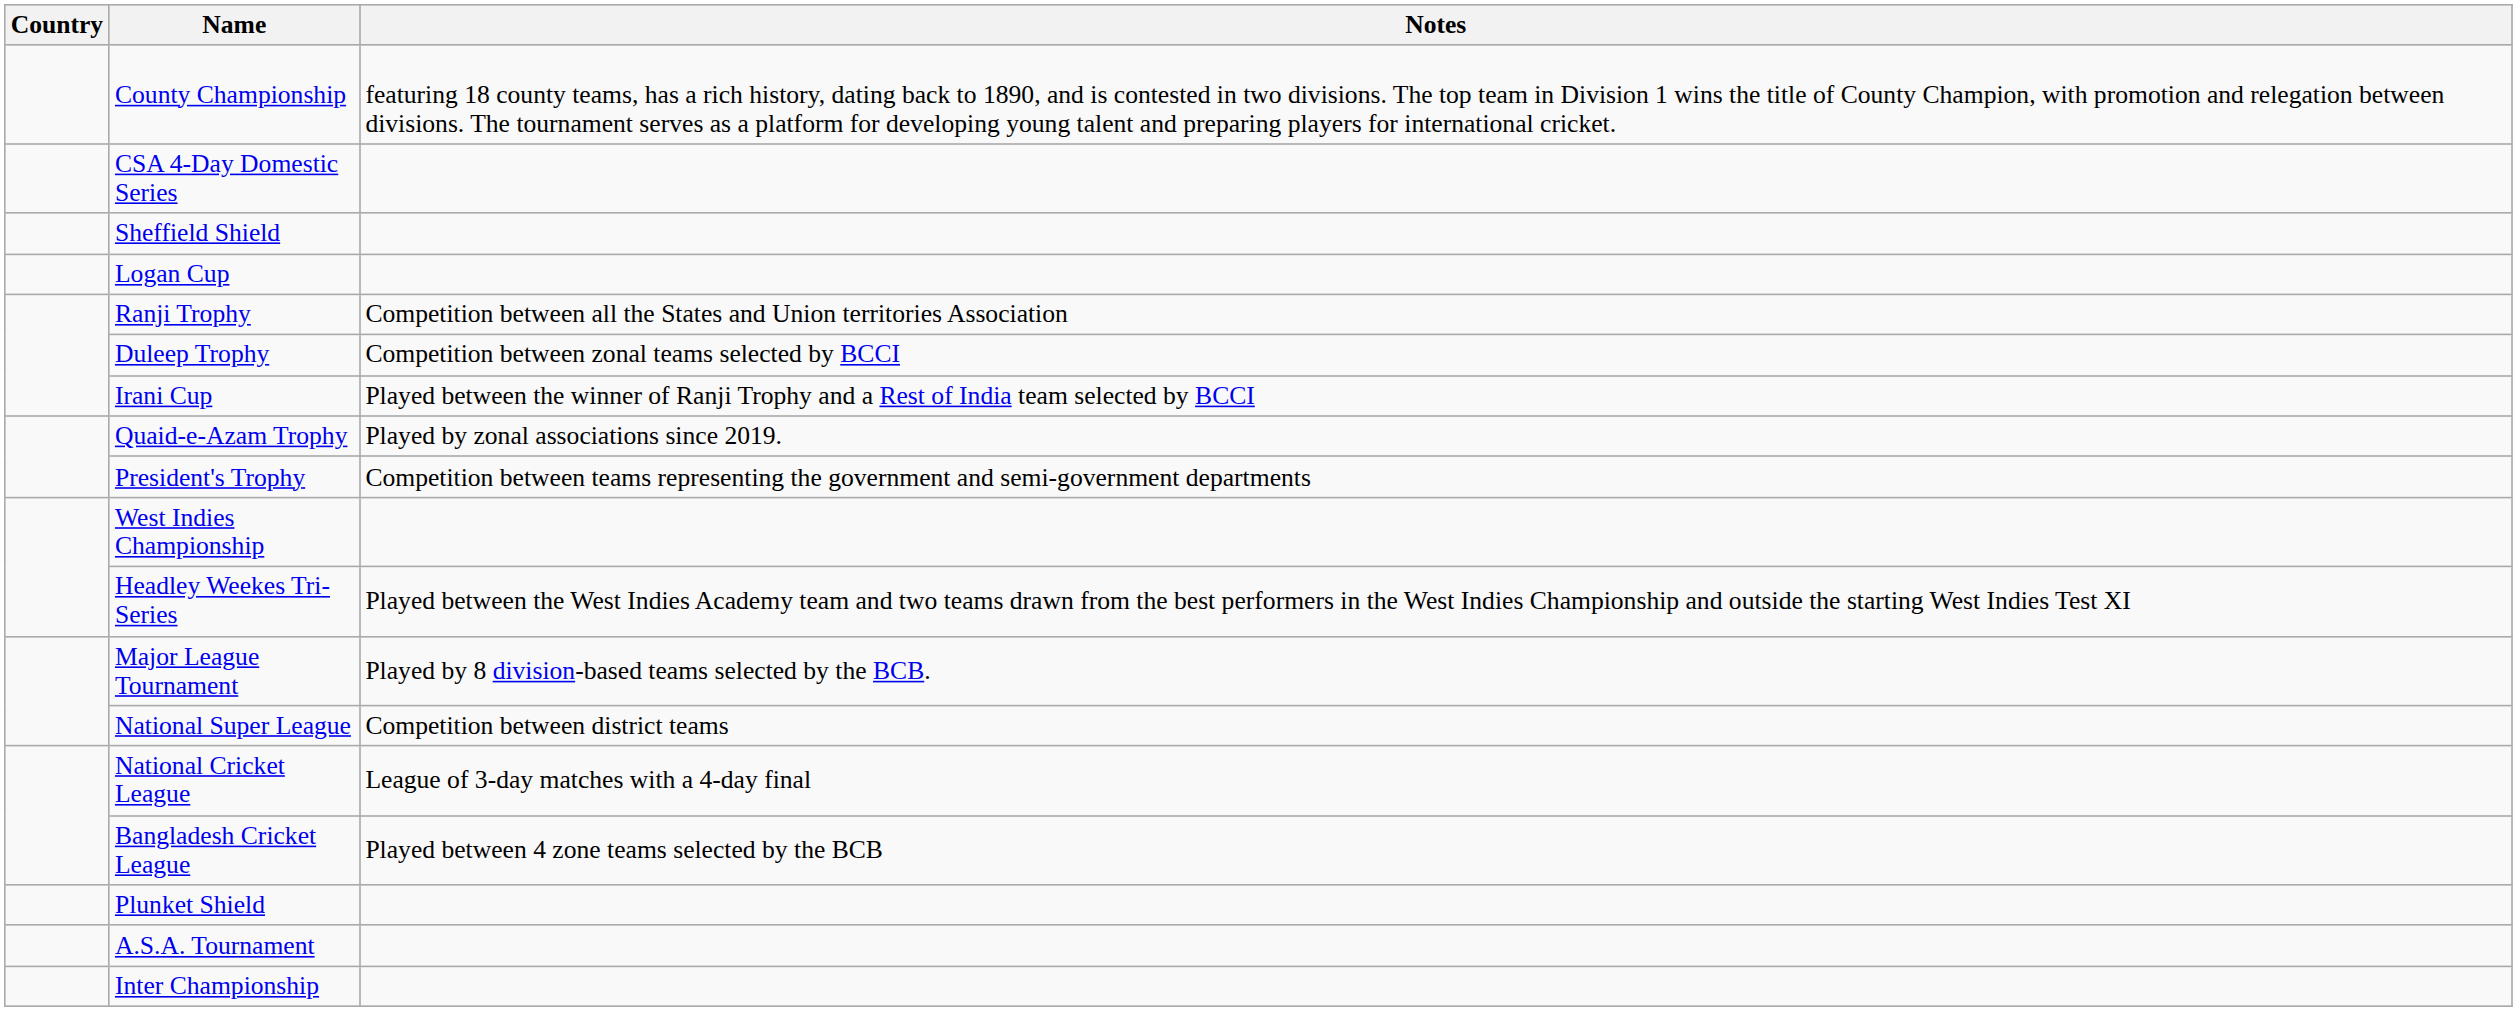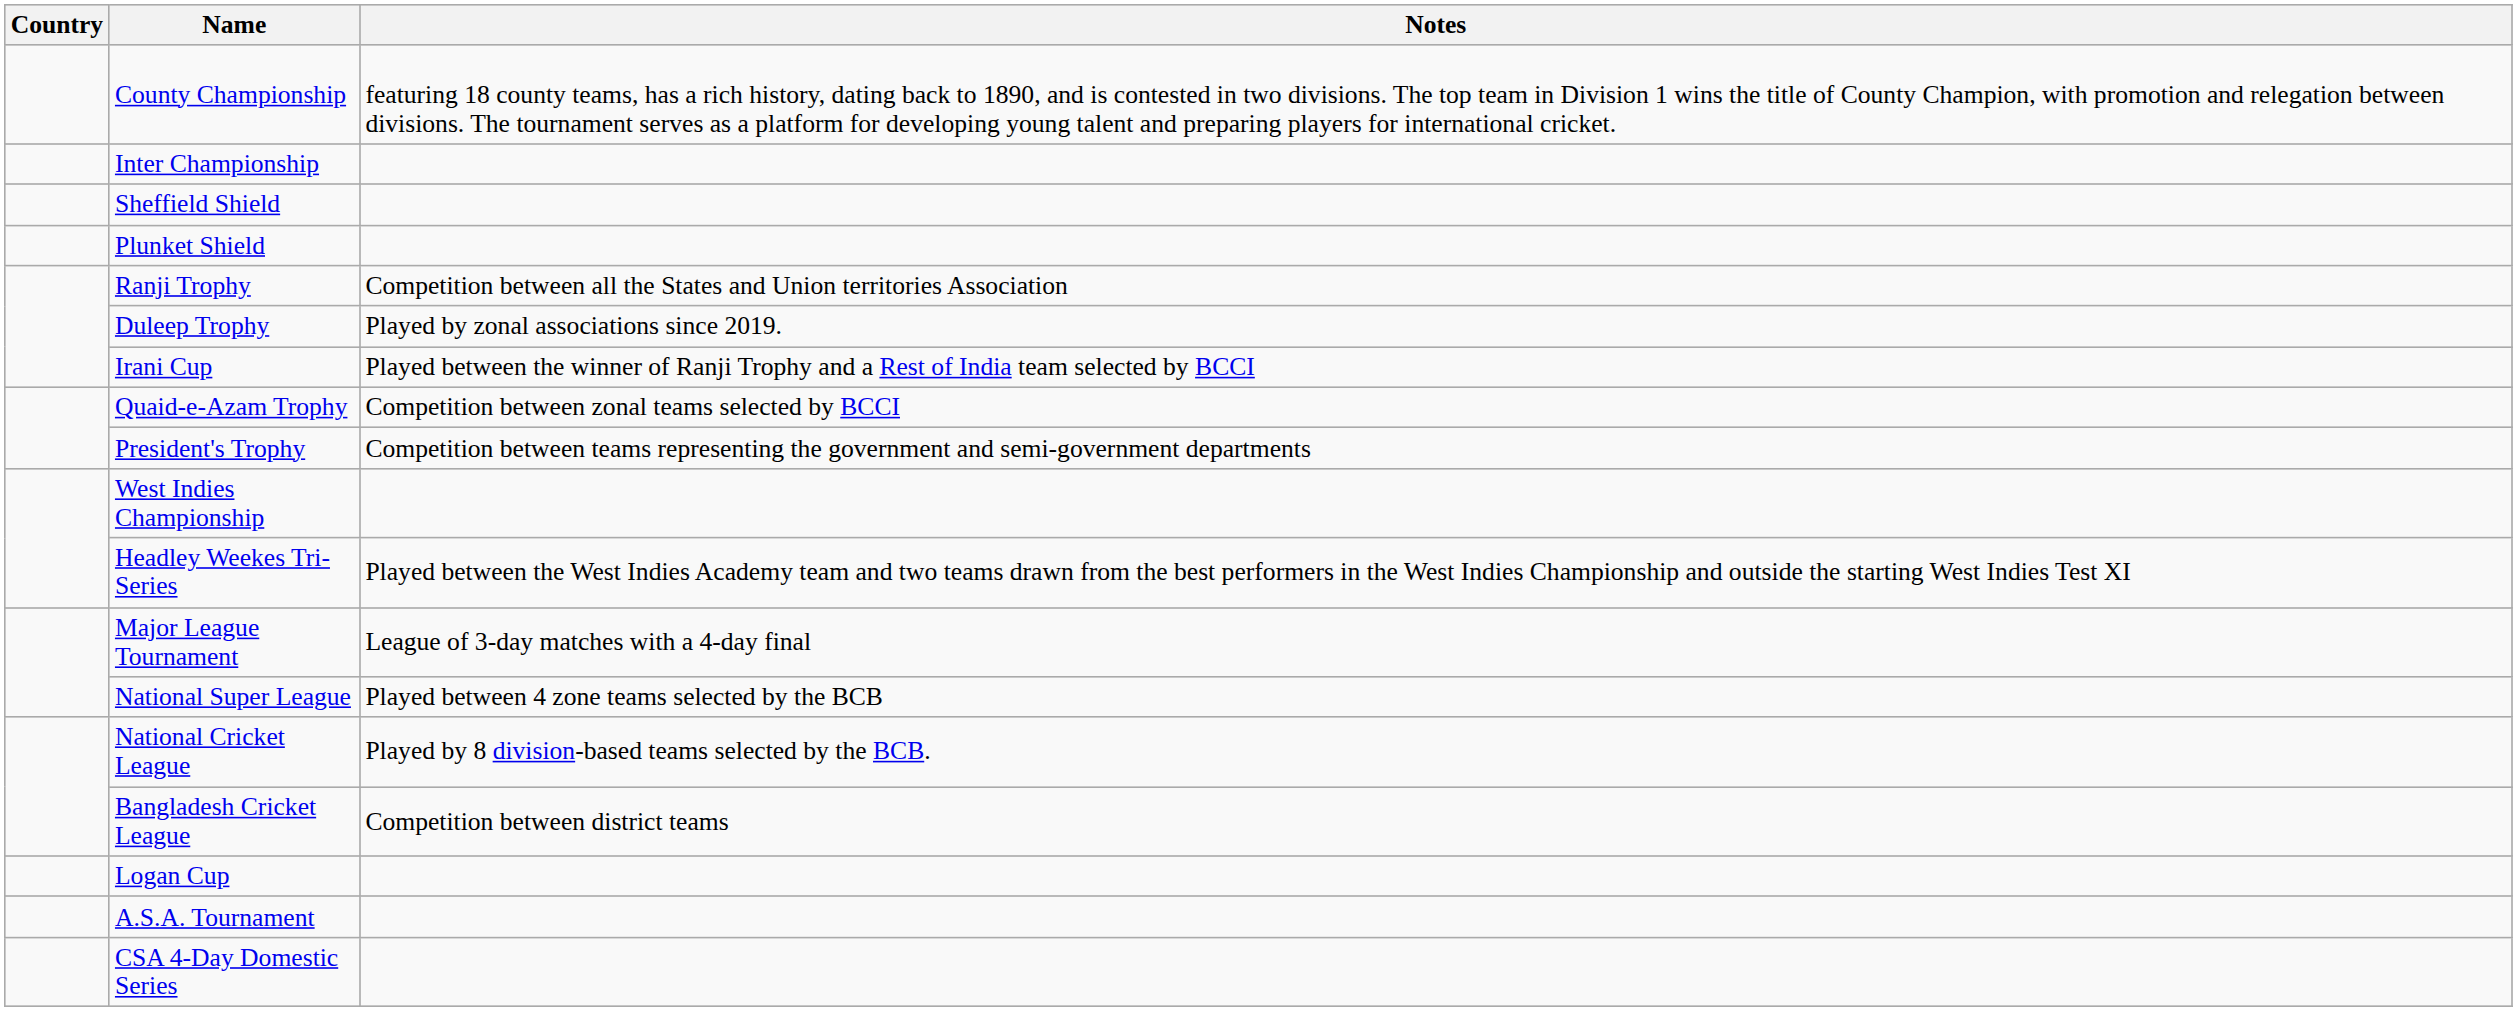rows swapped: (227, 178) <-> (217, 986)
rows swapped: (190, 904) <-> (172, 273)
(633, 354) Competition between zonal teams selected by BCCI -> (574, 326) Played by zonal associations since 2019.
(574, 436) Played by zonal associations since 2019. -> (633, 407) Competition between zonal teams selected by BCCI
(648, 670) Played by 8 division-based teams selected by the BCB. -> (588, 641) League of 3-day matches with a 4-day final
(547, 725) Competition between district teams -> (624, 696) Played between 4 zone teams selected by the BCB
(588, 780) League of 3-day matches with a 4-day final -> (648, 751) Played by 8 division-based teams selected by the BCB.
(624, 849) Played between 4 zone teams selected by the BCB -> (547, 821) Competition between district teams
